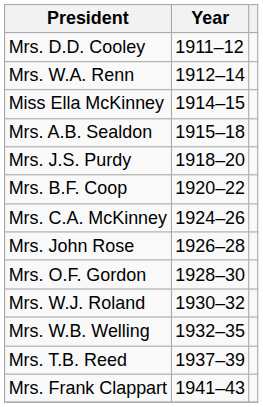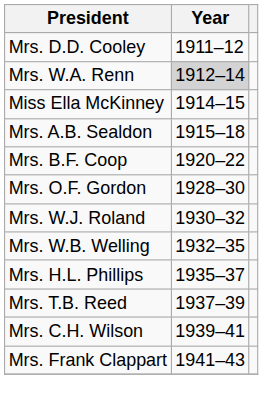(210, 75) no background -> (210, 75) lightgrey background
- row: (70, 160)
- row: (88, 217)
- row: (71, 246)
+ row: (76, 274)
+ row: (76, 331)
